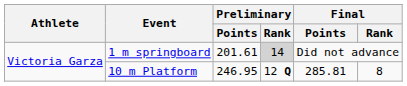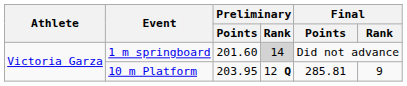(237, 52) 201.61 -> (237, 52) 201.60
(237, 71) 246.95 -> (237, 71) 203.95
(380, 71) 8 -> (380, 71) 9
